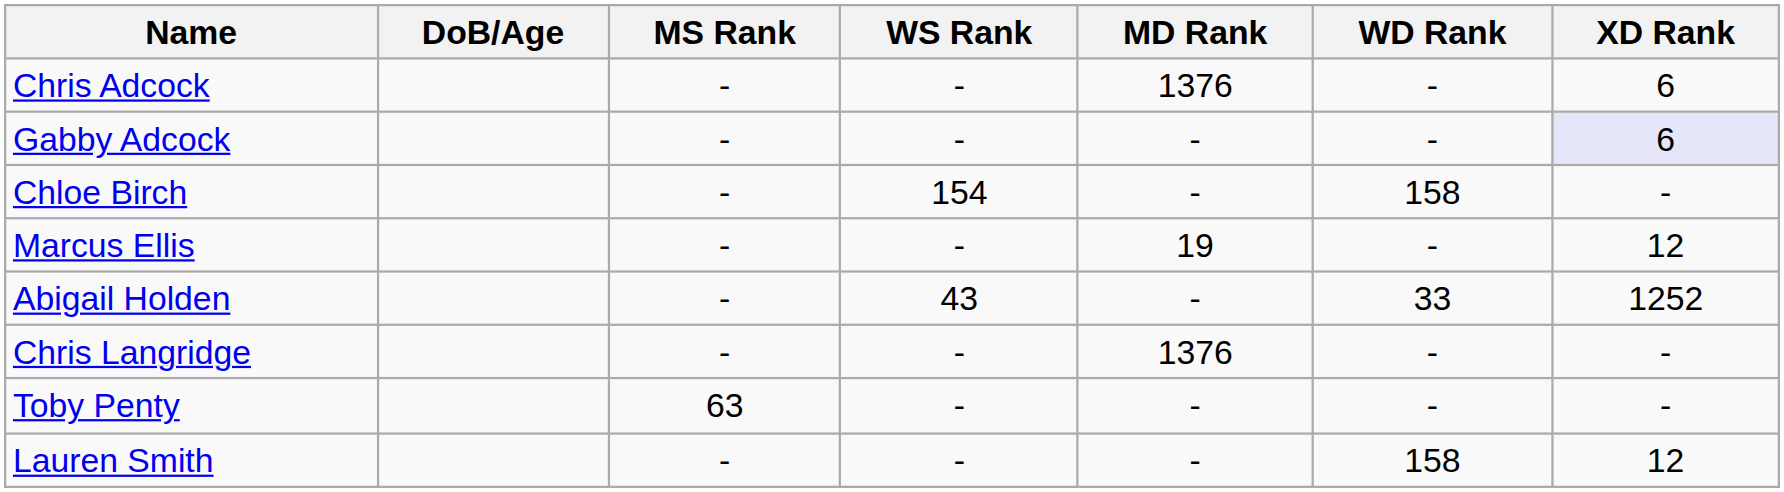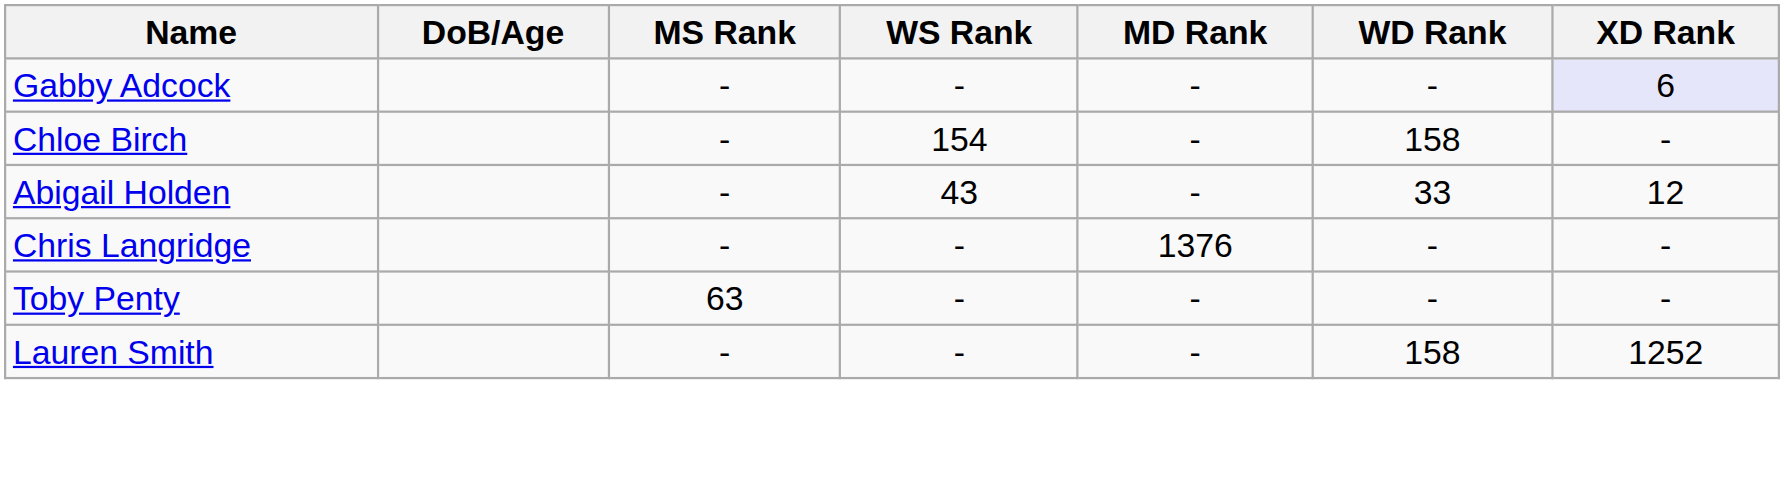- row: (111, 85)
- row: (104, 246)
(1666, 299) 1252 -> (1666, 192) 12
(1666, 459) 12 -> (1666, 353) 1252
